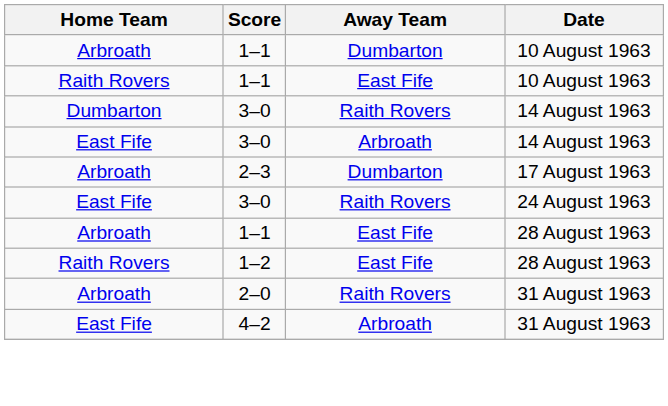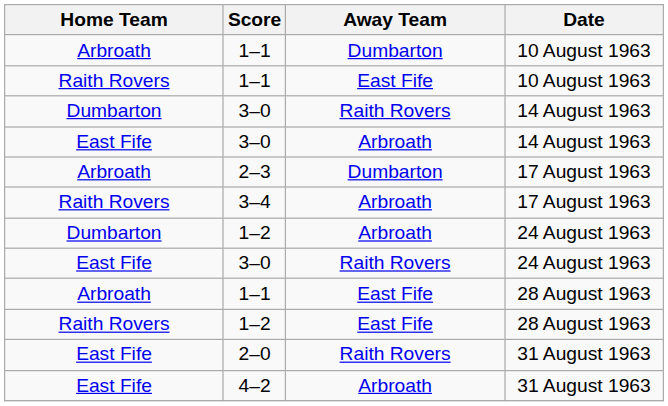+ row: (255, 202)
+ row: (255, 232)
(114, 293) Arbroath -> (114, 354) East Fife
